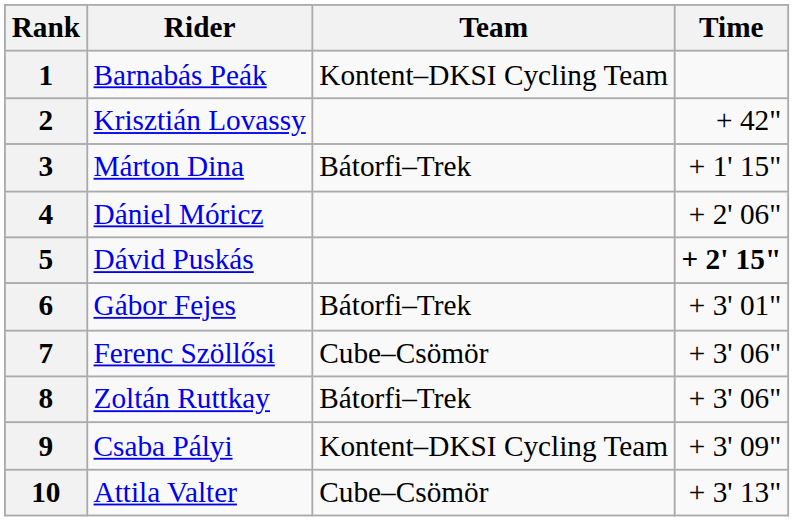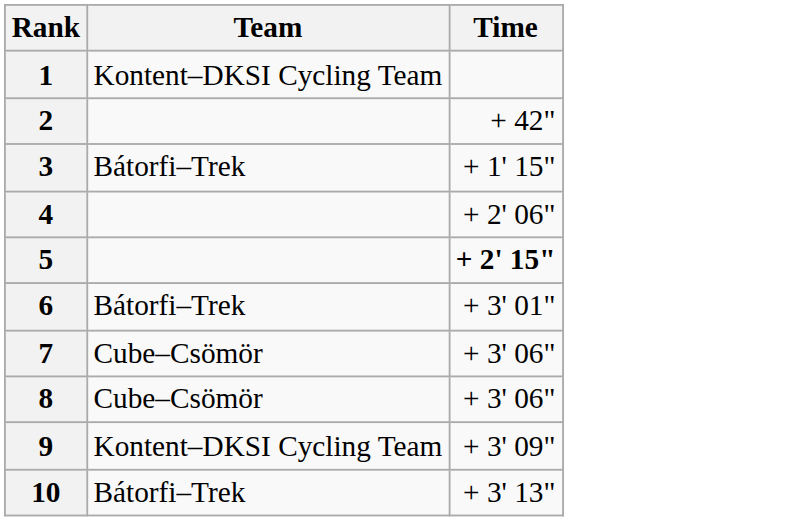- column: (200, 27)
(395, 399) Bátorfi–Trek -> (178, 399) Cube–Csömör
(404, 492) Cube–Csömör -> (169, 492) Bátorfi–Trek
